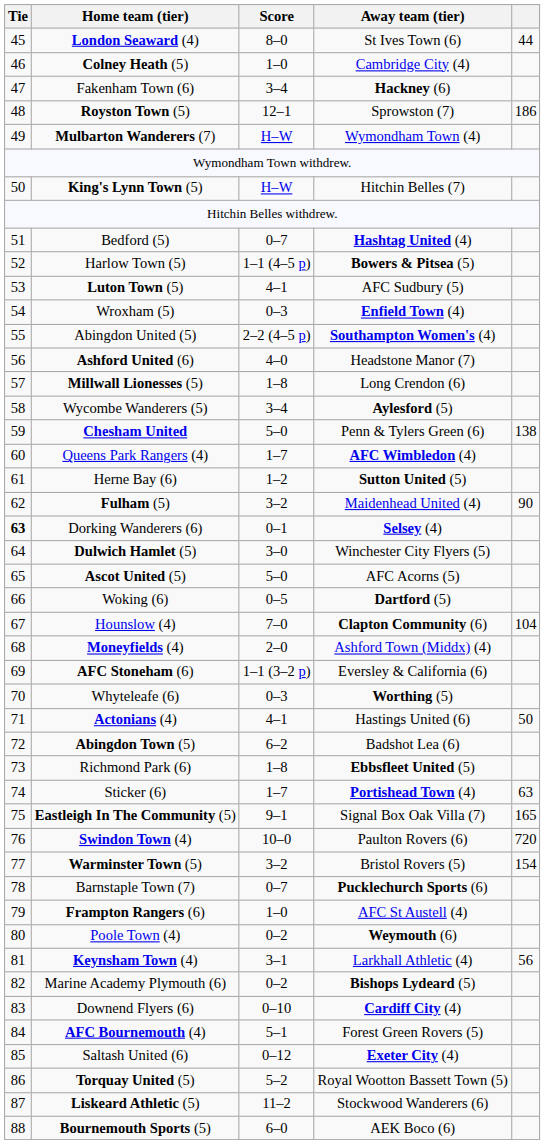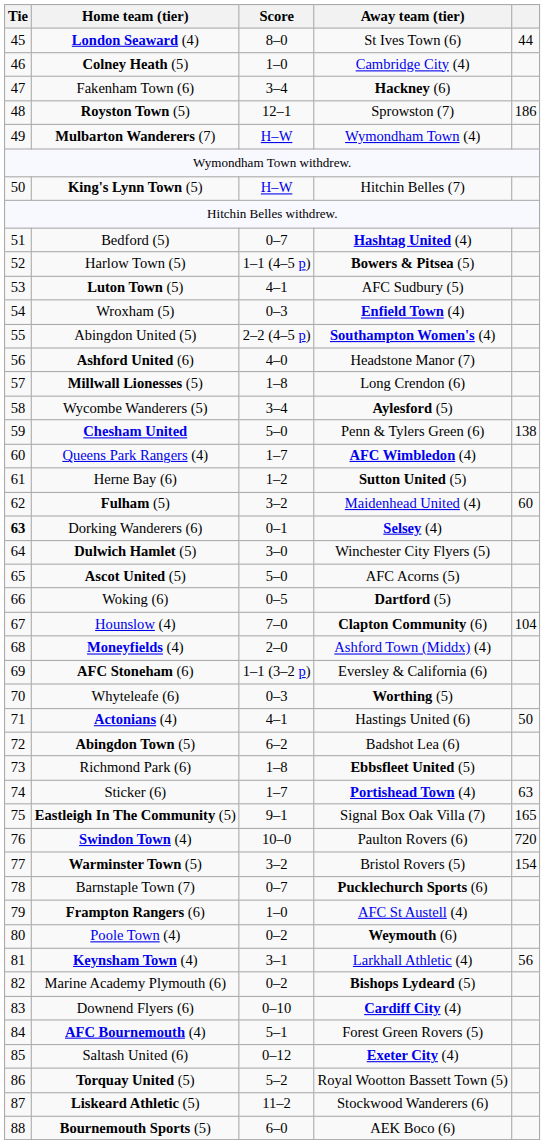(526, 503) 90 -> (526, 503) 60
